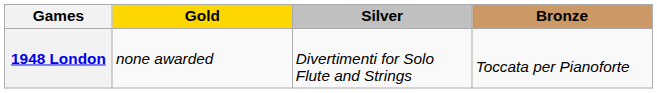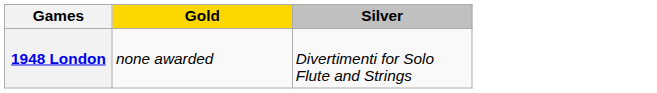- column: (562, 16)
